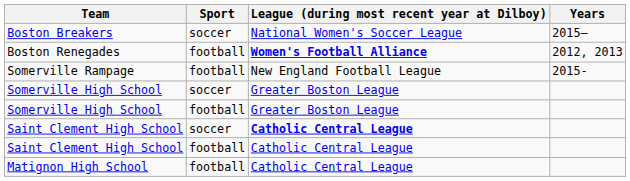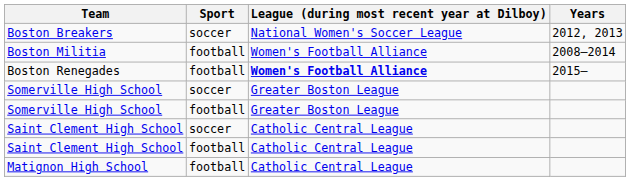(570, 33) 2015– -> (587, 33) 2012, 2013
+ row: (57, 52)
(587, 52) 2012, 2013 -> (570, 71) 2015–
- row: (71, 71)
(332, 128) bold -> (332, 128) normal
